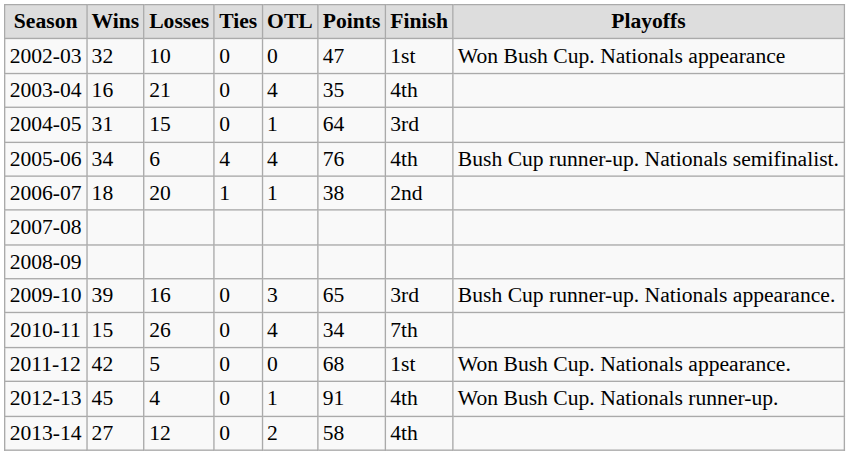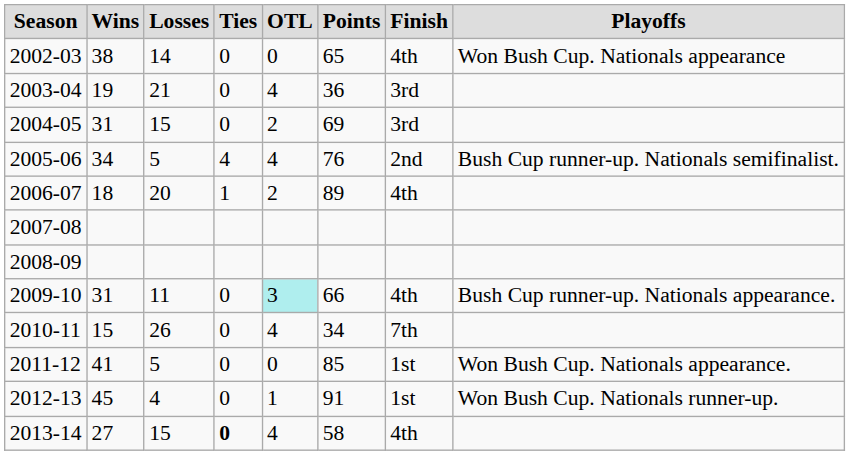(102, 55) 32 -> (102, 55) 38
(160, 55) 10 -> (160, 55) 14
(334, 55) 47 -> (334, 55) 65
(403, 55) 1st -> (404, 55) 4th
(102, 90) 16 -> (102, 90) 19
(334, 90) 35 -> (334, 90) 36
(404, 90) 4th -> (405, 90) 3rd
(273, 124) 1 -> (273, 124) 2
(334, 124) 64 -> (334, 124) 69
(155, 158) 6 -> (155, 158) 5
(404, 158) 4th -> (406, 158) 2nd
(273, 192) 1 -> (273, 192) 2
(334, 192) 38 -> (334, 192) 89
(406, 192) 2nd -> (404, 192) 4th
(102, 295) 39 -> (102, 295) 31
(160, 295) 16 -> (160, 295) 11
(273, 295) no background -> (273, 295) paleturquoise background
(334, 295) 65 -> (334, 295) 66
(405, 295) 3rd -> (404, 295) 4th
(102, 364) 42 -> (102, 364) 41
(334, 364) 68 -> (334, 364) 85
(404, 398) 4th -> (403, 398) 1st
(160, 432) 12 -> (160, 432) 15
(225, 432) normal -> (225, 432) bold
(273, 432) 2 -> (273, 432) 4
